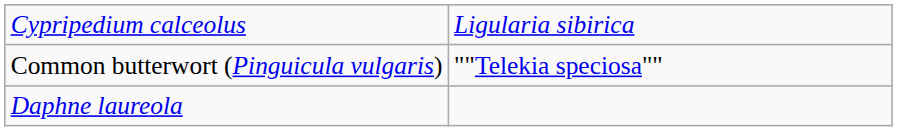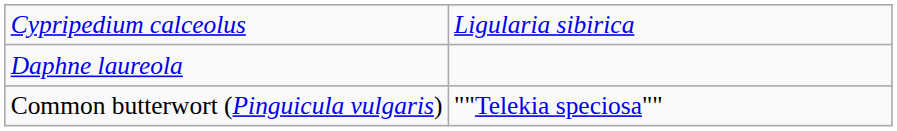rows swapped: (227, 65) <-> (97, 105)
